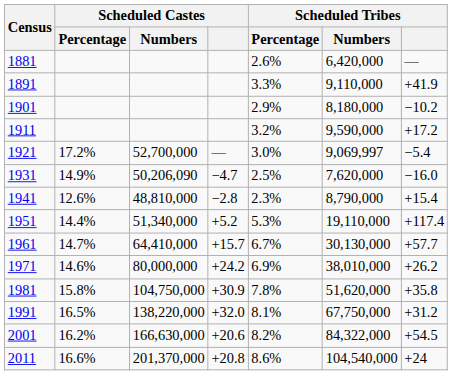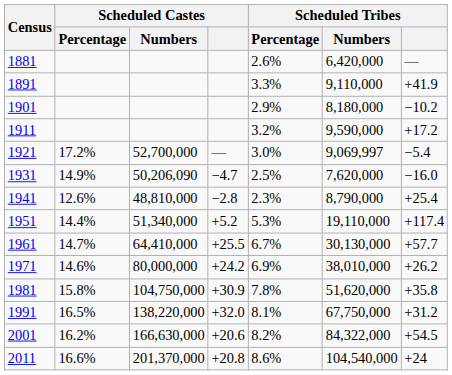(421, 198) +15.4 -> (421, 198) +25.4
(228, 244) +15.7 -> (228, 244) +25.5
